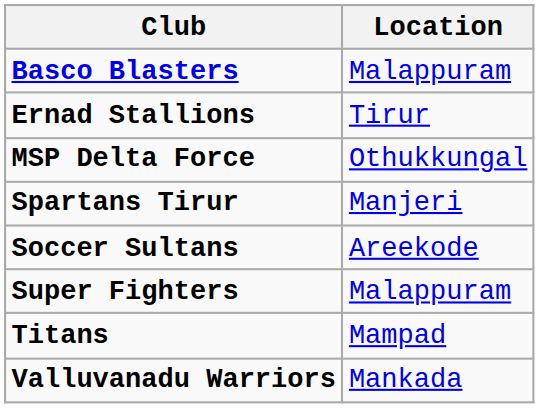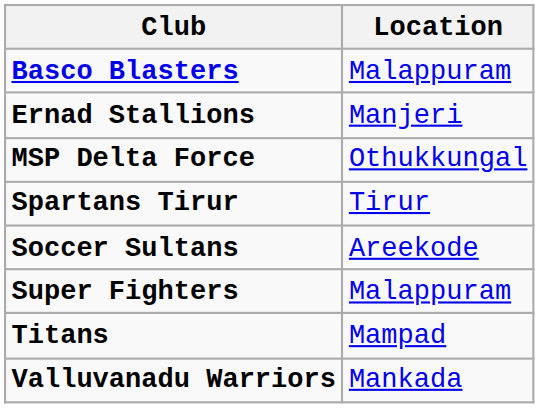(389, 115) Tirur -> (406, 115) Manjeri
(406, 203) Manjeri -> (389, 203) Tirur
